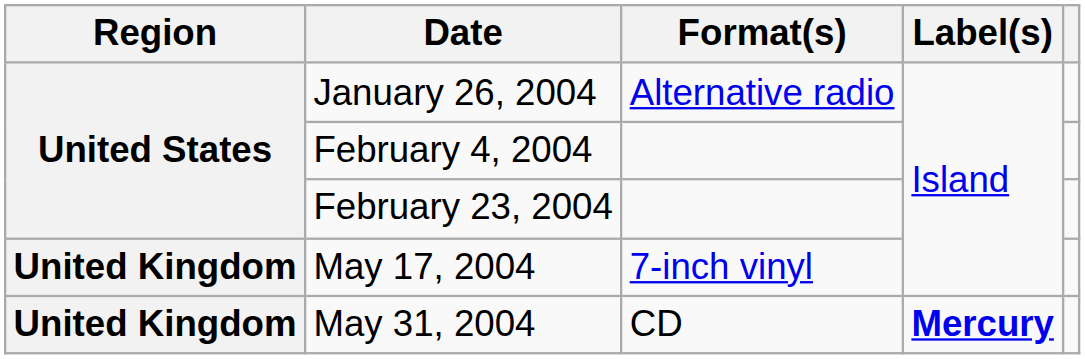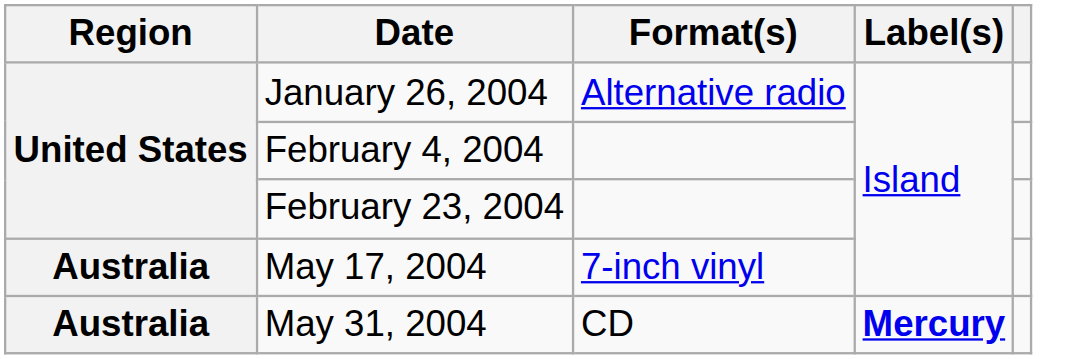(155, 265) United Kingdom -> (131, 265) Australia
(155, 324) United Kingdom -> (131, 324) Australia
